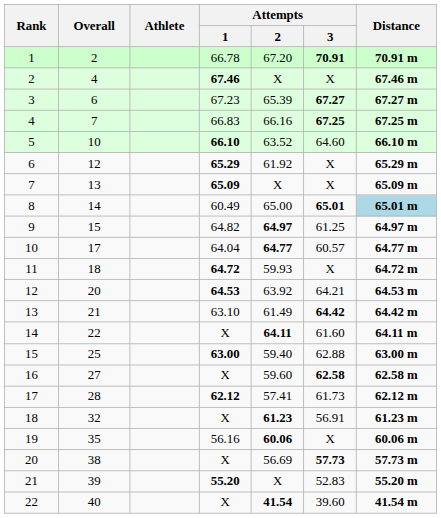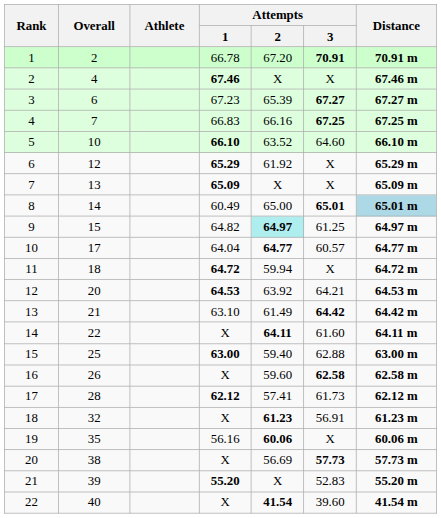(278, 226) no background -> (278, 226) paleturquoise background
(278, 269) 59.93 -> (278, 269) 59.94
(94, 374) 27 -> (94, 374) 26
